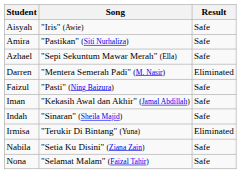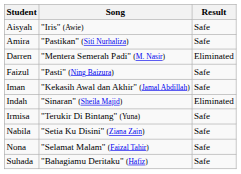- row: (19, 57)
(202, 117) Safe -> (214, 102) Eliminated
(214, 132) Eliminated -> (202, 117) Safe
+ row: (20, 161)
